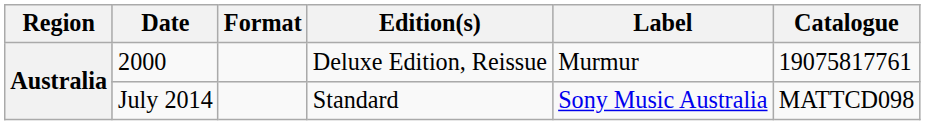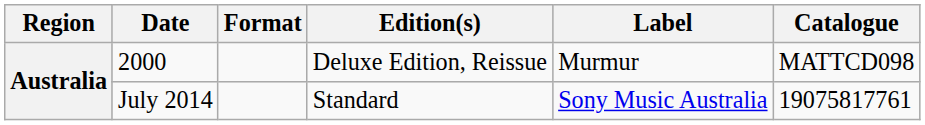(845, 61) 19075817761 -> (846, 61) MATTCD098
(846, 100) MATTCD098 -> (845, 100) 19075817761
